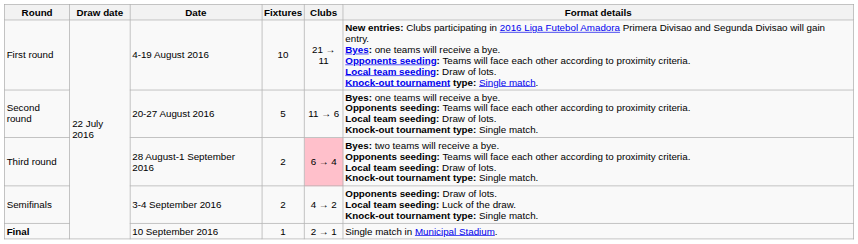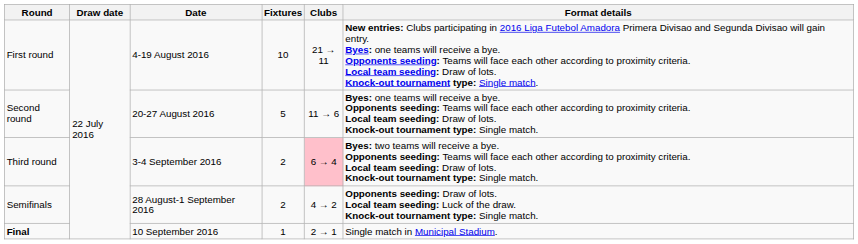(184, 162) 28 August-1 September 2016 -> (177, 162) 3-4 September 2016
(177, 205) 3-4 September 2016 -> (184, 205) 28 August-1 September 2016
